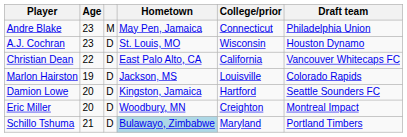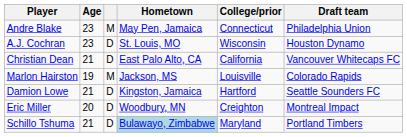(88, 60) 22 -> (88, 60) 21
(110, 76) D -> (110, 76) M
(88, 92) 20 -> (88, 92) 21
